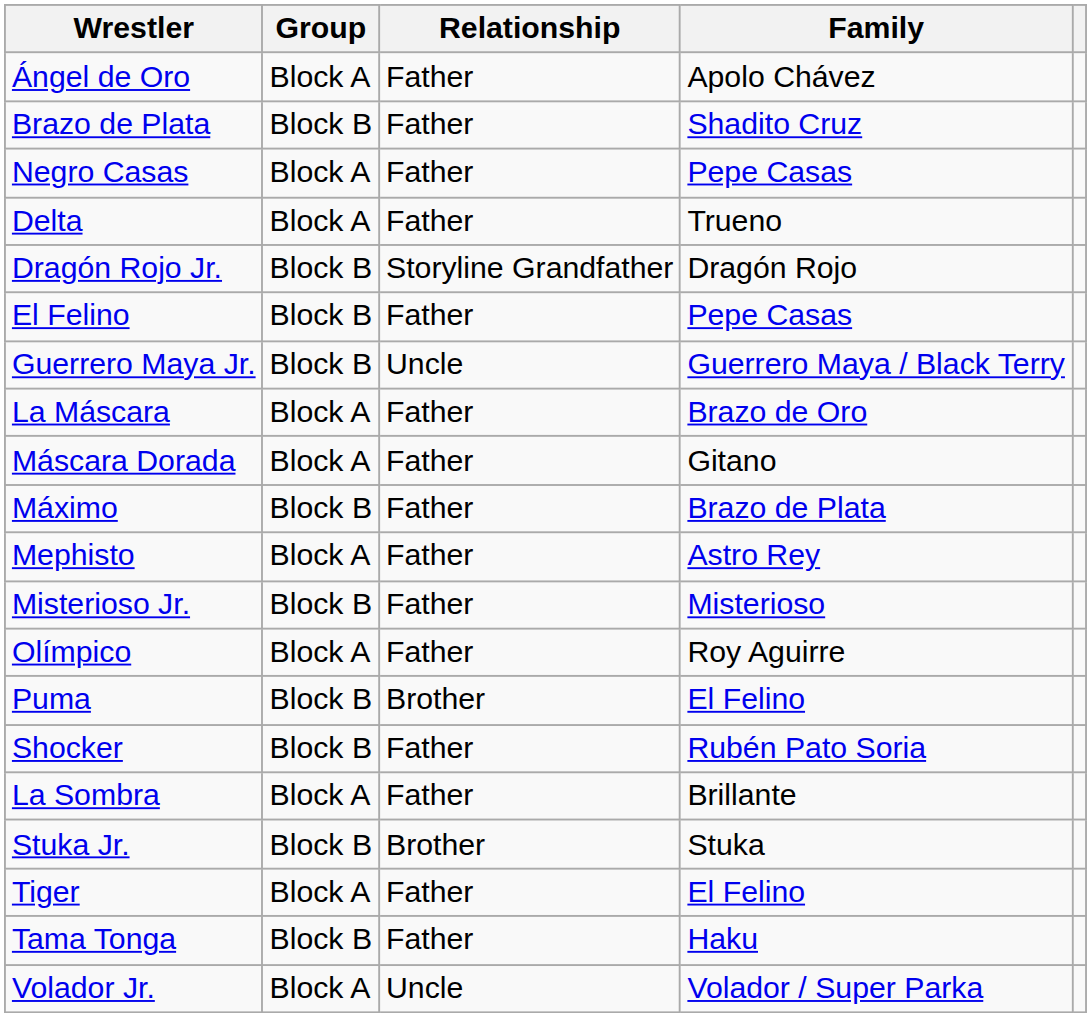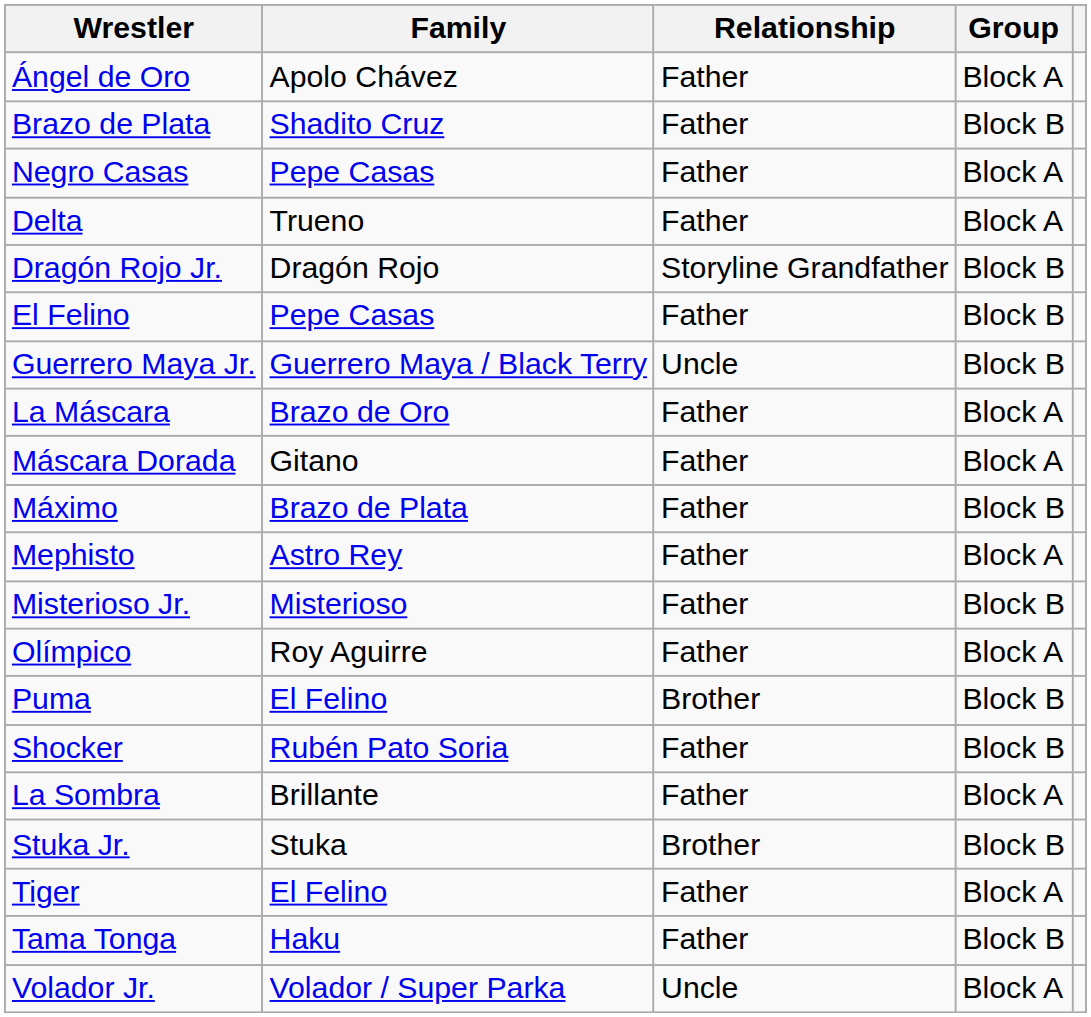columns swapped: (876, 28) <-> (321, 28)
